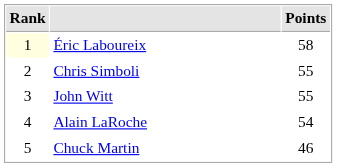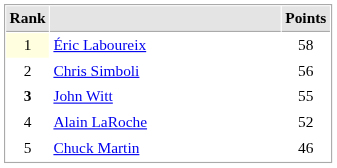(306, 71) 55 -> (306, 71) 56
(28, 96) normal -> (28, 96) bold
(306, 122) 54 -> (306, 122) 52
